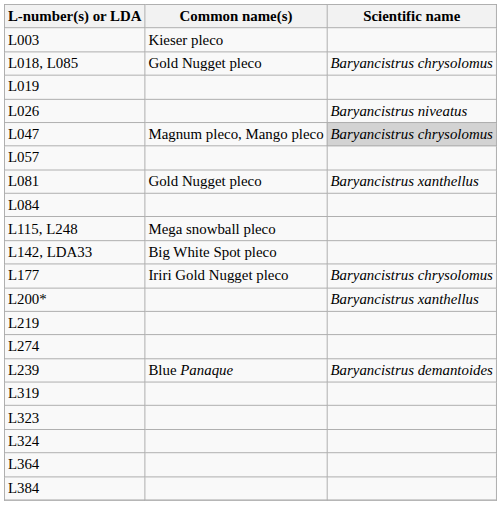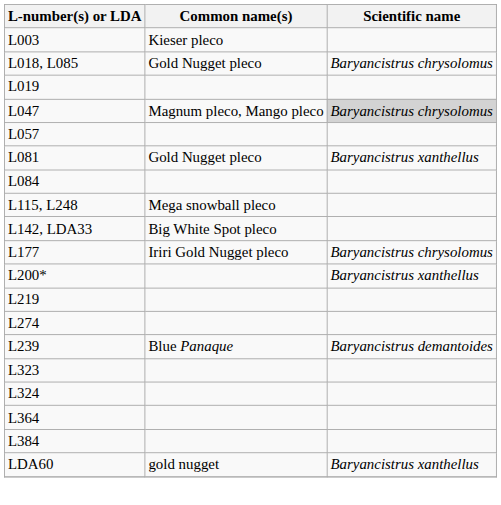- row: (24, 110)
- row: (24, 393)
+ row: (31, 464)
